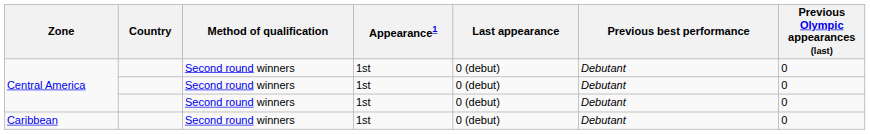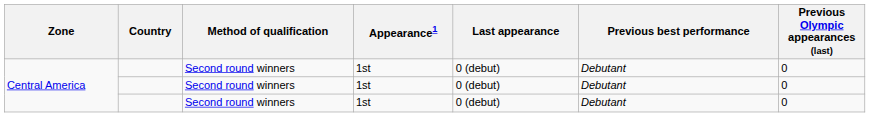- row: (32, 120)
